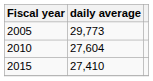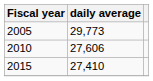(87, 48) 27,604 -> (87, 48) 27,606
